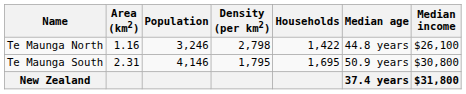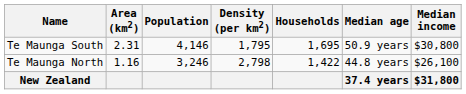rows swapped: (55, 45) <-> (55, 63)
